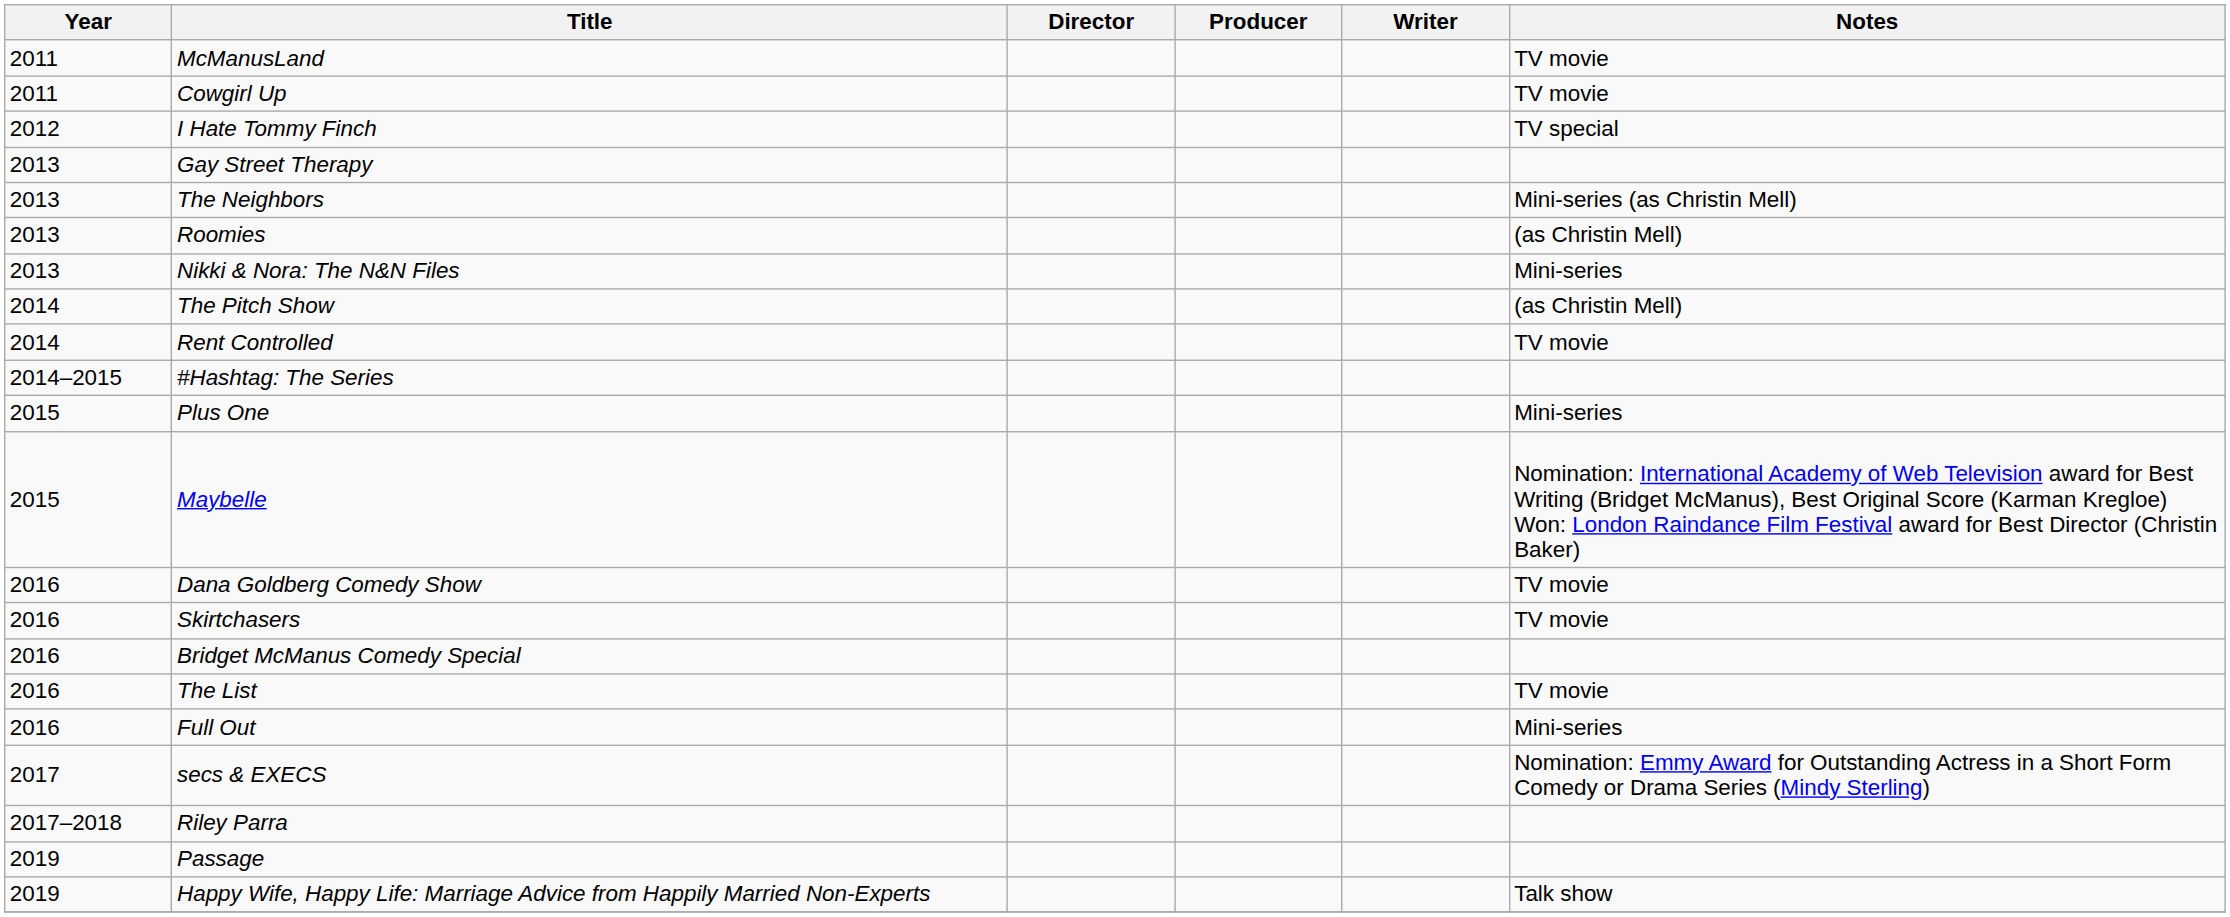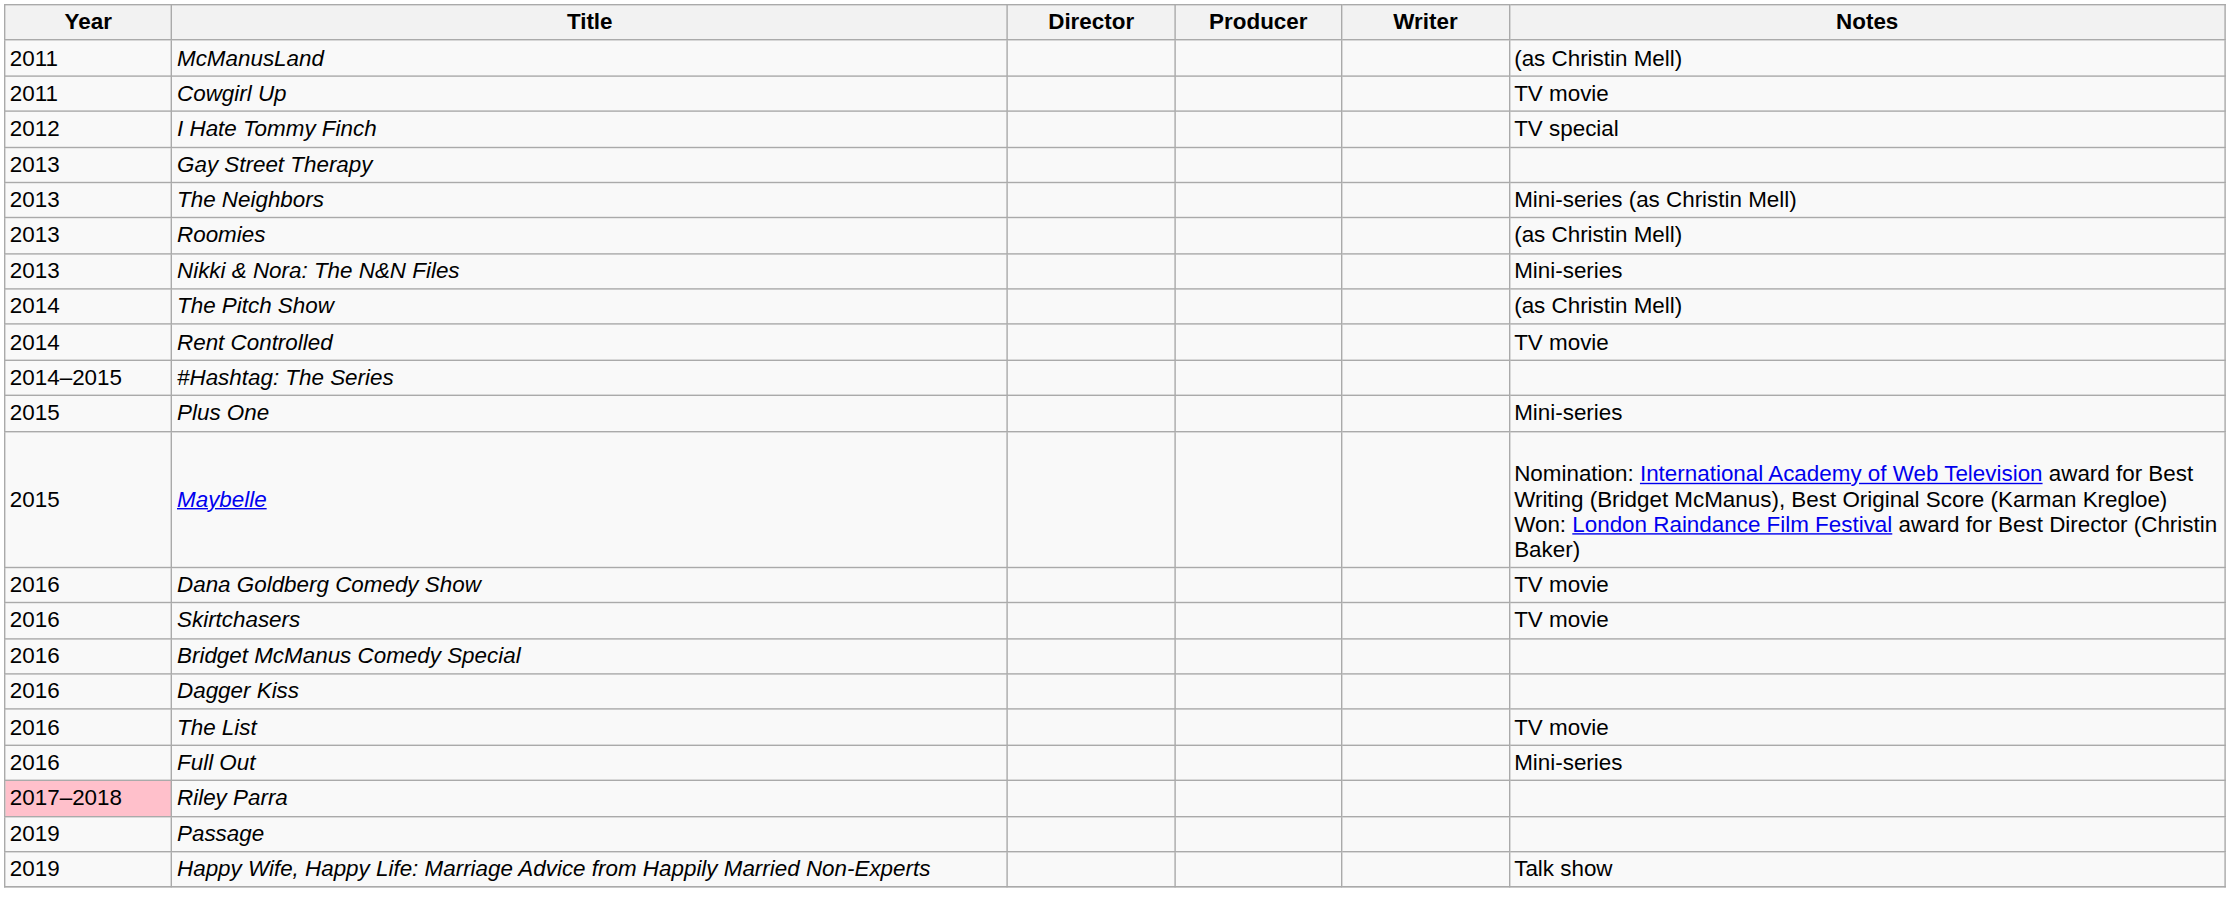(1561, 57) TV movie -> (1598, 57) (as Christin Mell)
+ row: (238, 691)
- row: (252, 775)
(66, 823) no background -> (66, 798) pink background
